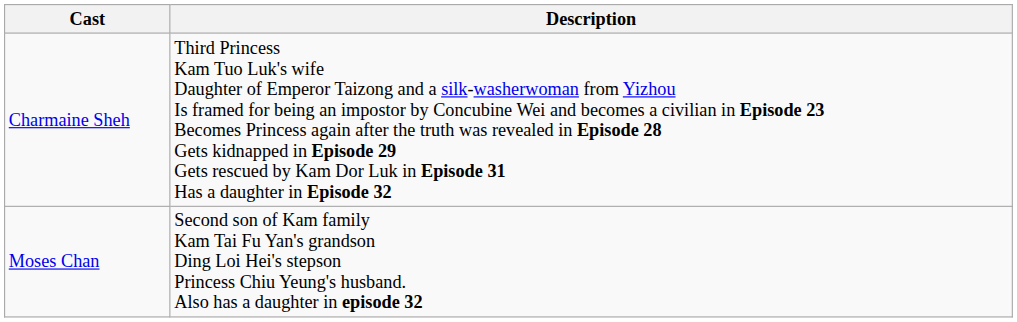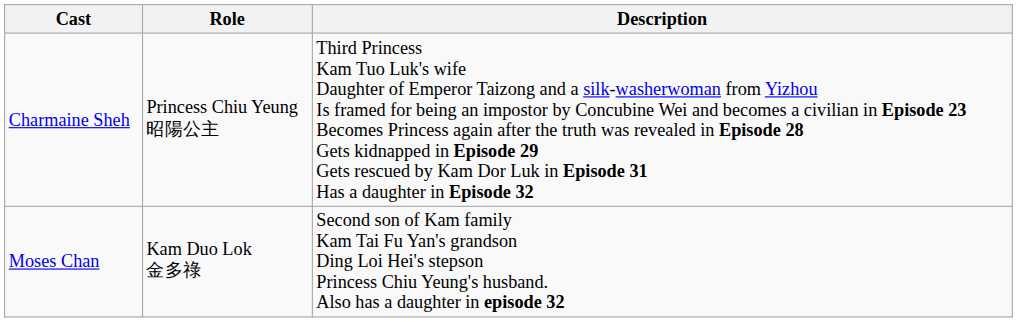+ column: (227, 18)
